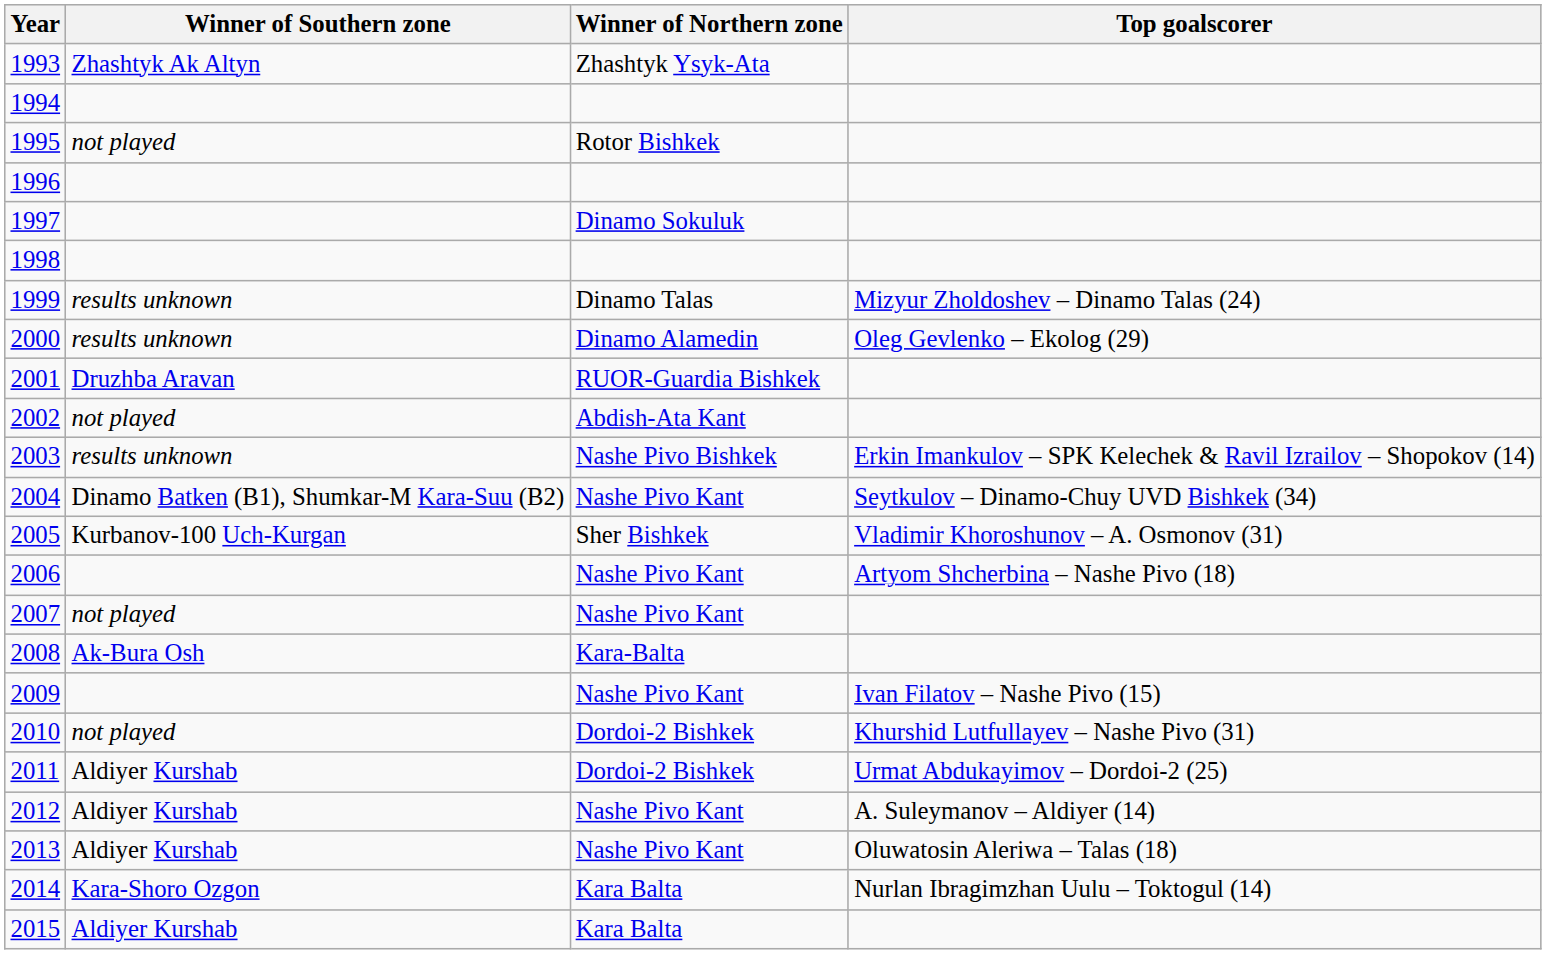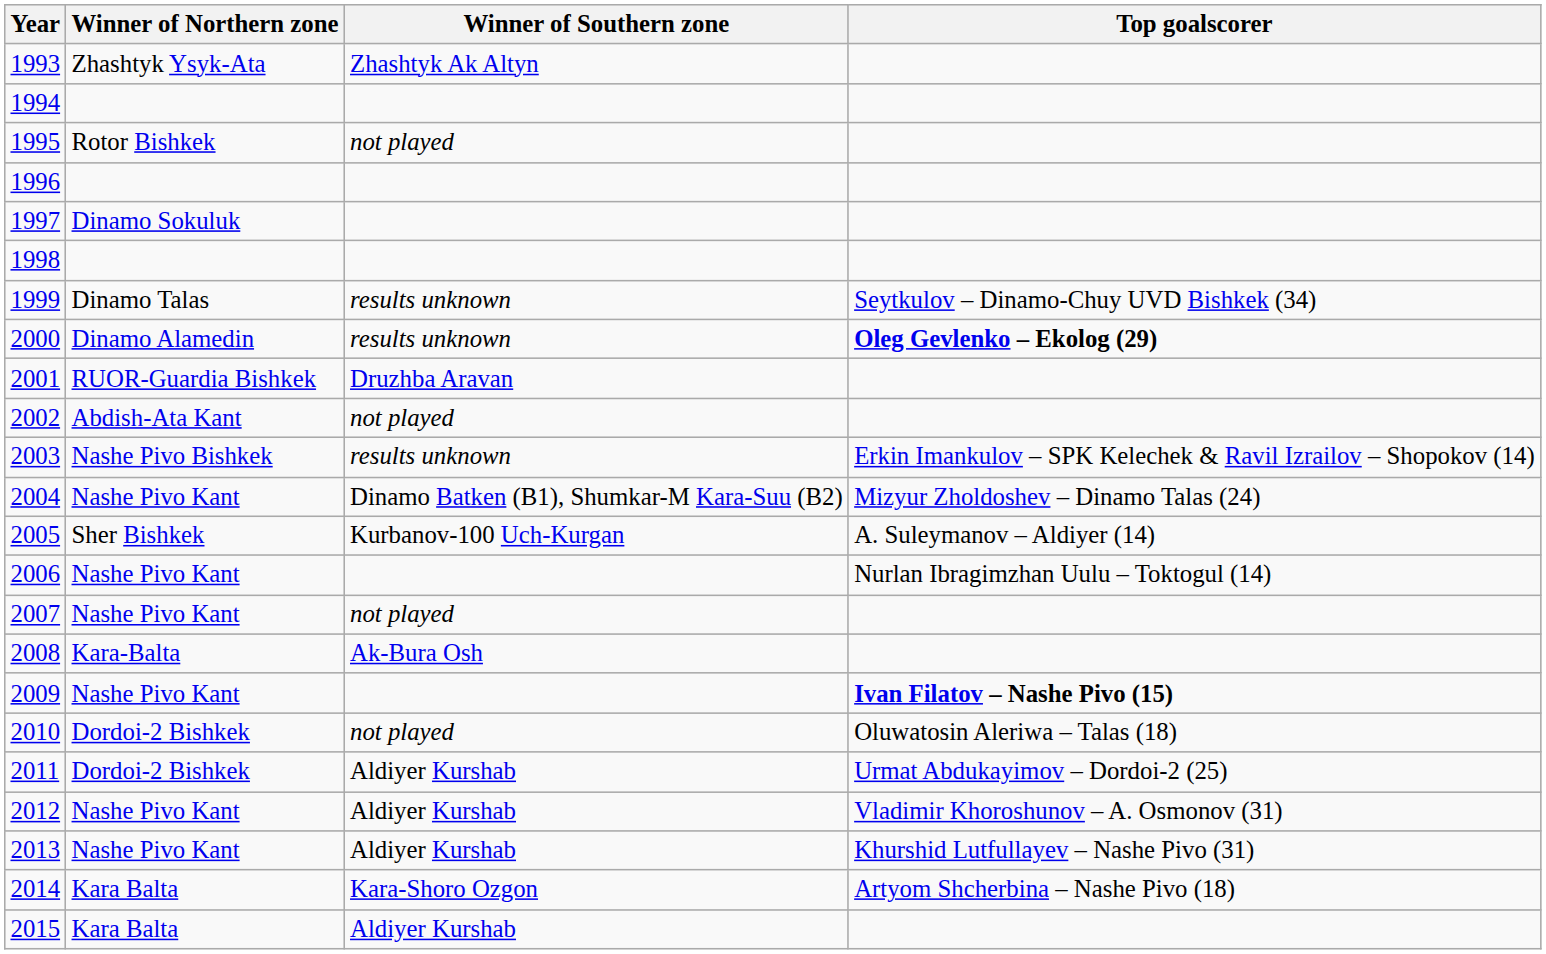columns swapped: (709, 24) <-> (318, 24)
(1057, 299) Mizyur Zholdoshev – Dinamo Talas (24) -> (1085, 299) Seytkulov – Dinamo-Chuy UVD Bishkek (34)
(1002, 338) normal -> (1006, 338) bold
(1085, 496) Seytkulov – Dinamo-Chuy UVD Bishkek (34) -> (1057, 496) Mizyur Zholdoshev – Dinamo Talas (24)
(1068, 535) Vladimir Khoroshunov – A. Osmonov (31) -> (1005, 535) A. Suleymanov – Aldiyer (14)
(1045, 574) Artyom Shcherbina – Nashe Pivo (18) -> (1063, 574) Nurlan Ibragimzhan Uulu – Toktogul (14)
(1007, 692) normal -> (1014, 692) bold
(1054, 732) Khurshid Lutfullayev – Nashe Pivo (31) -> (1016, 732) Oluwatosin Aleriwa – Talas (18)
(1005, 810) A. Suleymanov – Aldiyer (14) -> (1068, 810) Vladimir Khoroshunov – A. Osmonov (31)
(1016, 850) Oluwatosin Aleriwa – Talas (18) -> (1054, 850) Khurshid Lutfullayev – Nashe Pivo (31)
(1063, 889) Nurlan Ibragimzhan Uulu – Toktogul (14) -> (1045, 889) Artyom Shcherbina – Nashe Pivo (18)
